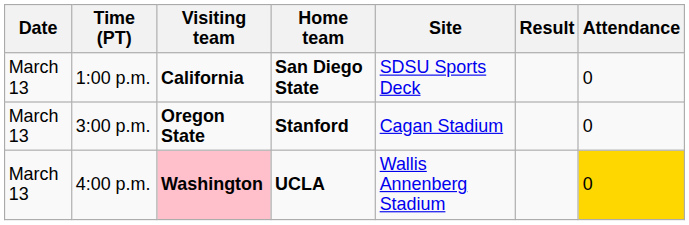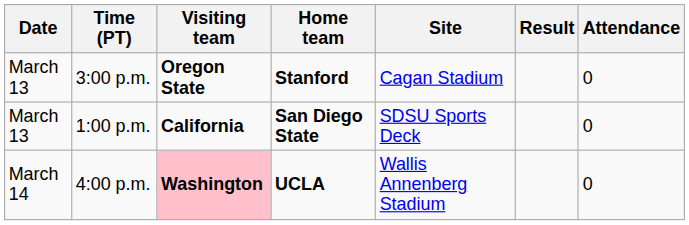rows swapped: (113, 77) <-> (113, 125)
(34, 184) March 13 -> (34, 184) March 14
(588, 184) gold background -> (588, 184) no background
